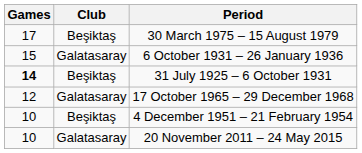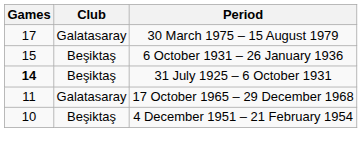(92, 35) Beşiktaş -> (92, 35) Galatasaray
(92, 55) Galatasaray -> (92, 55) Beşiktaş
(29, 96) 12 -> (29, 96) 11
- row: (243, 138)
